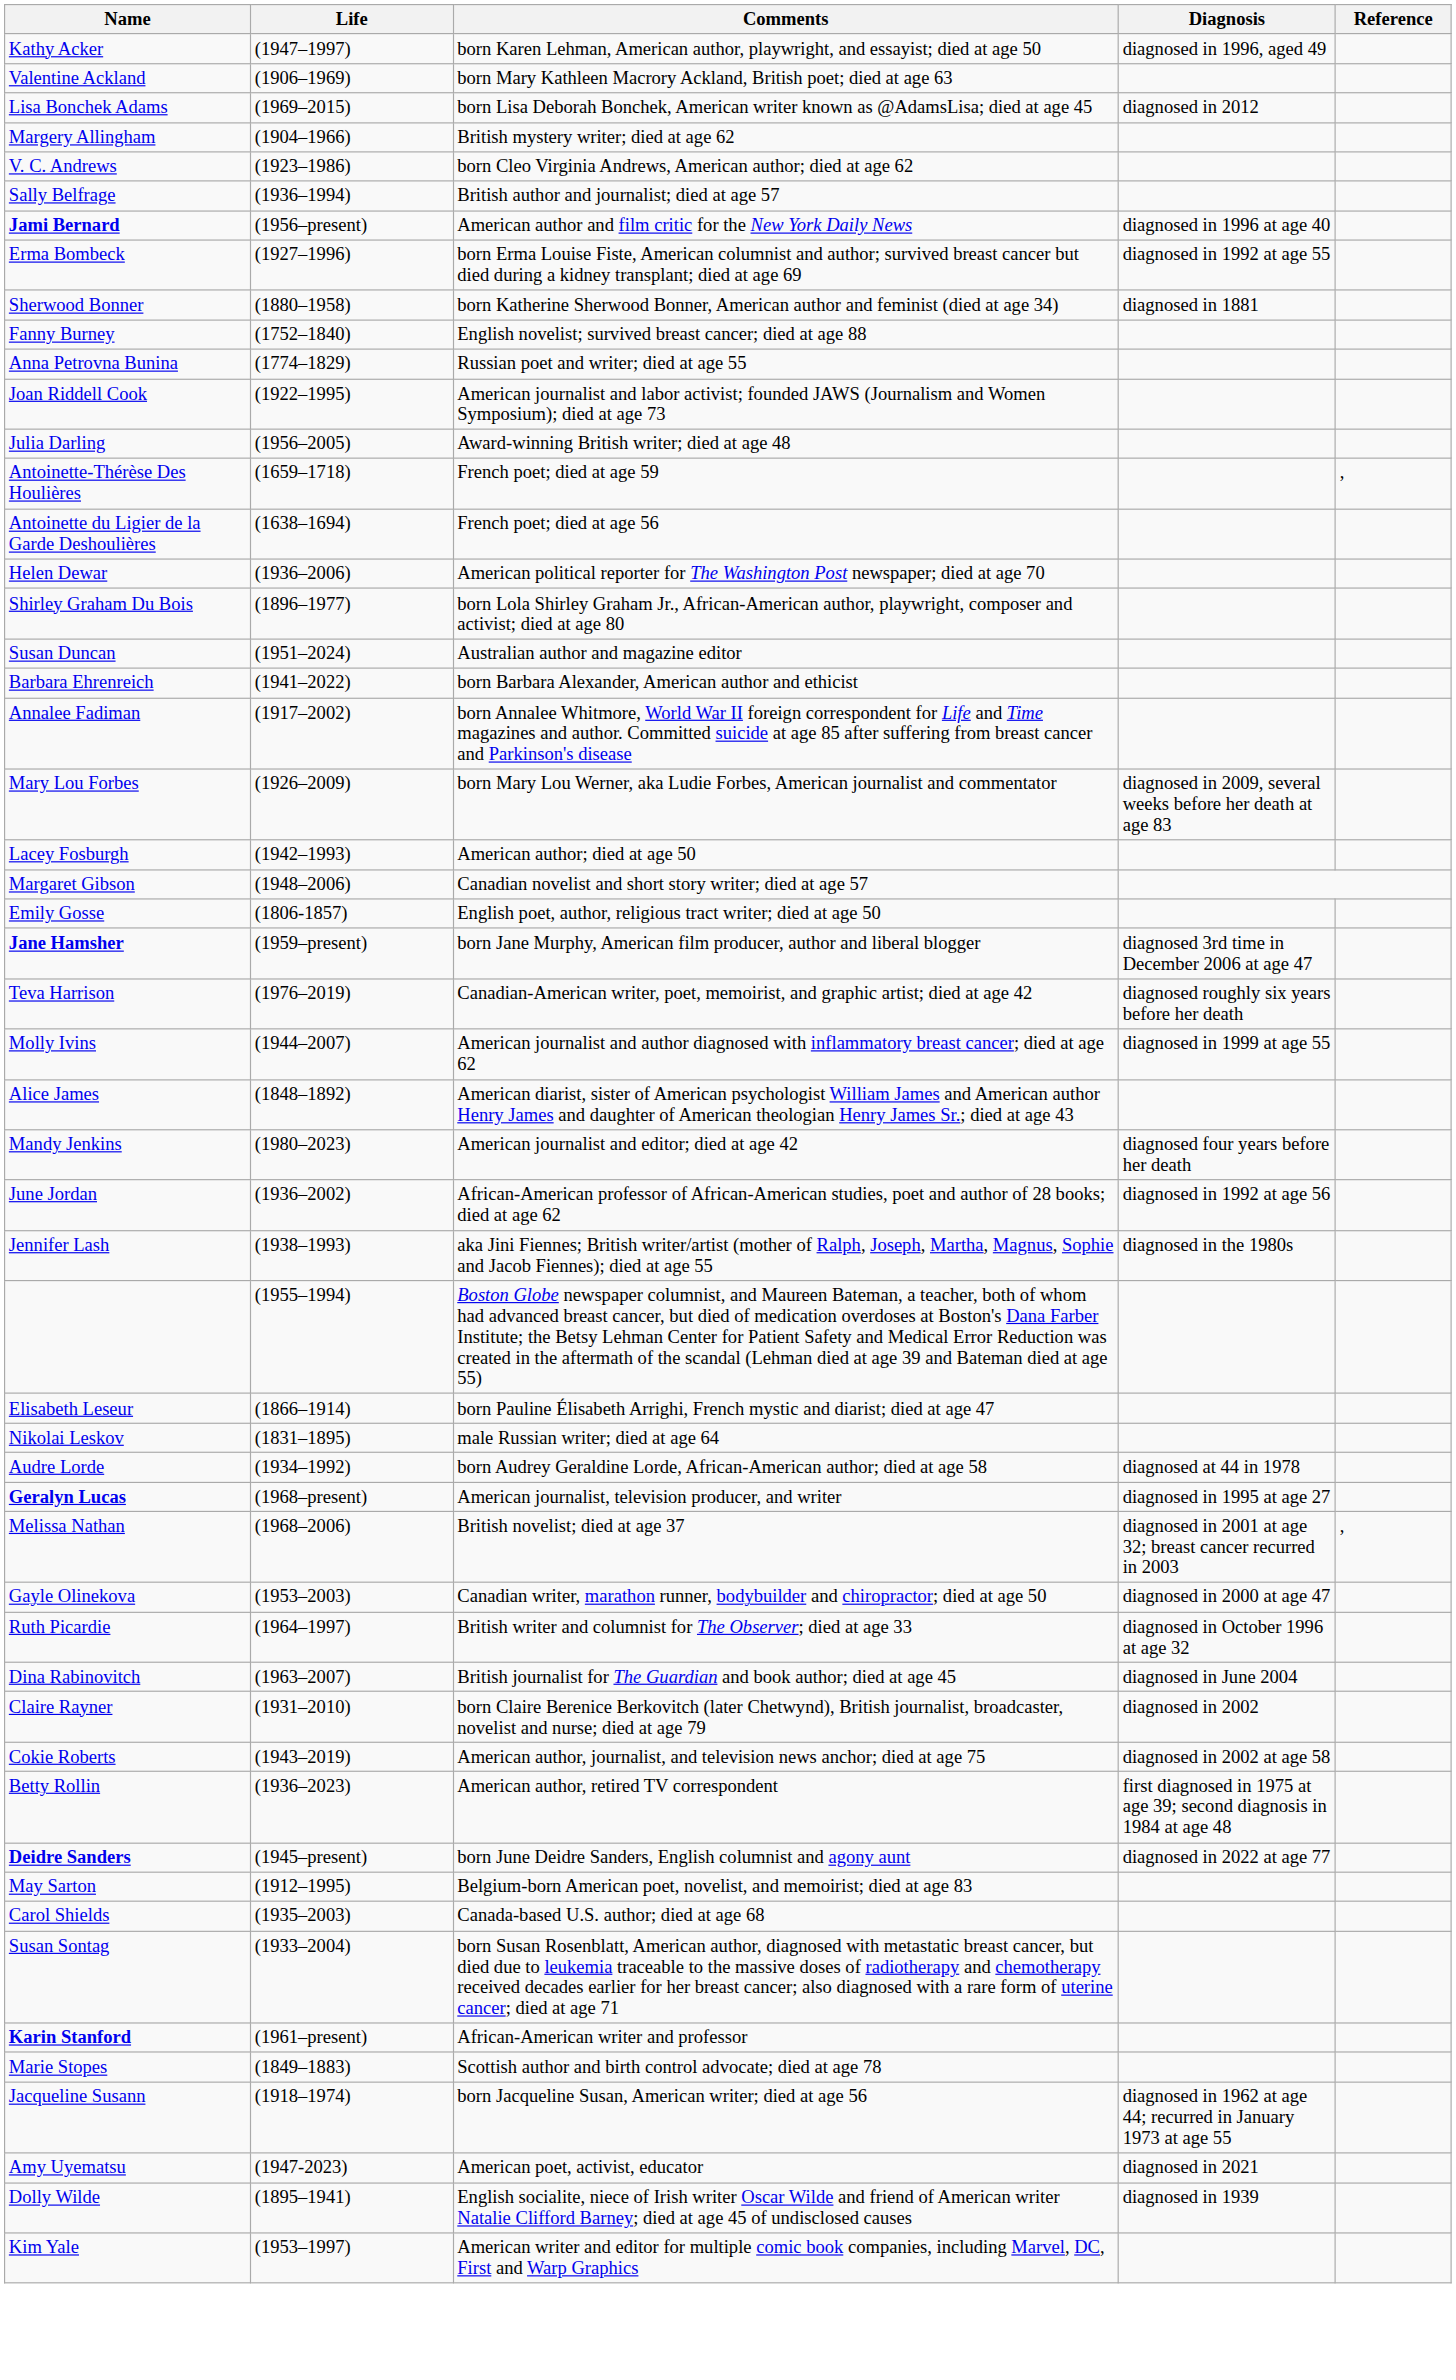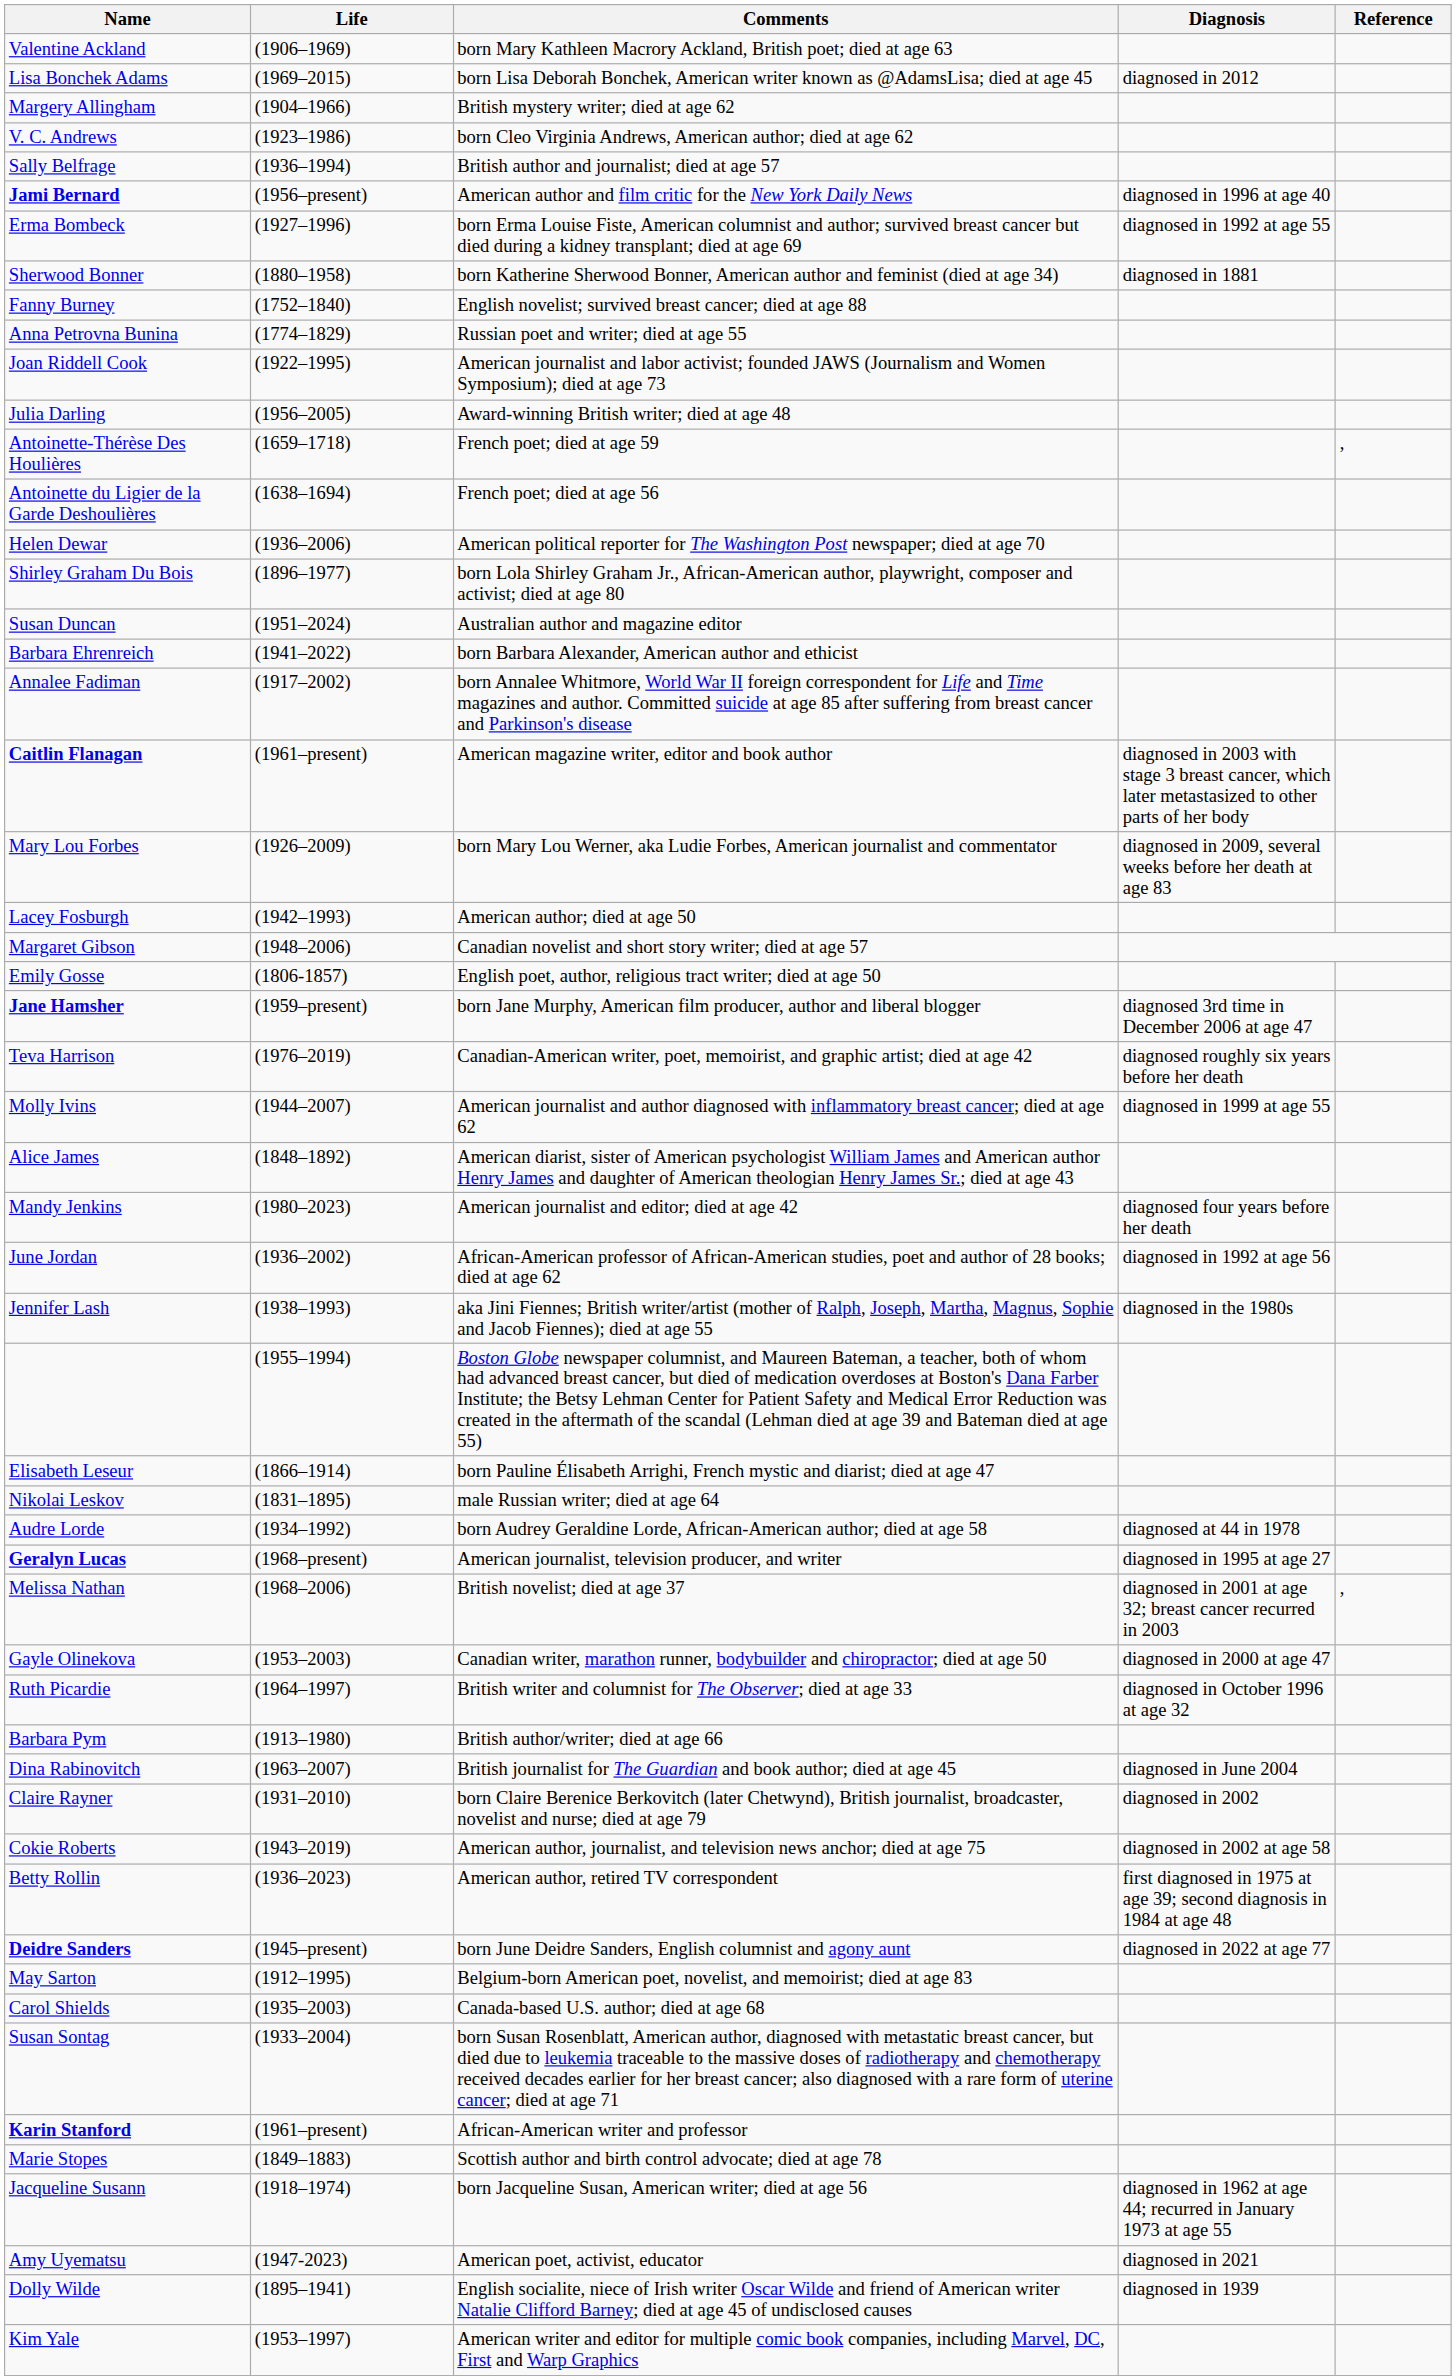- row: (56, 48)
+ row: (76, 754)
+ row: (58, 1739)
